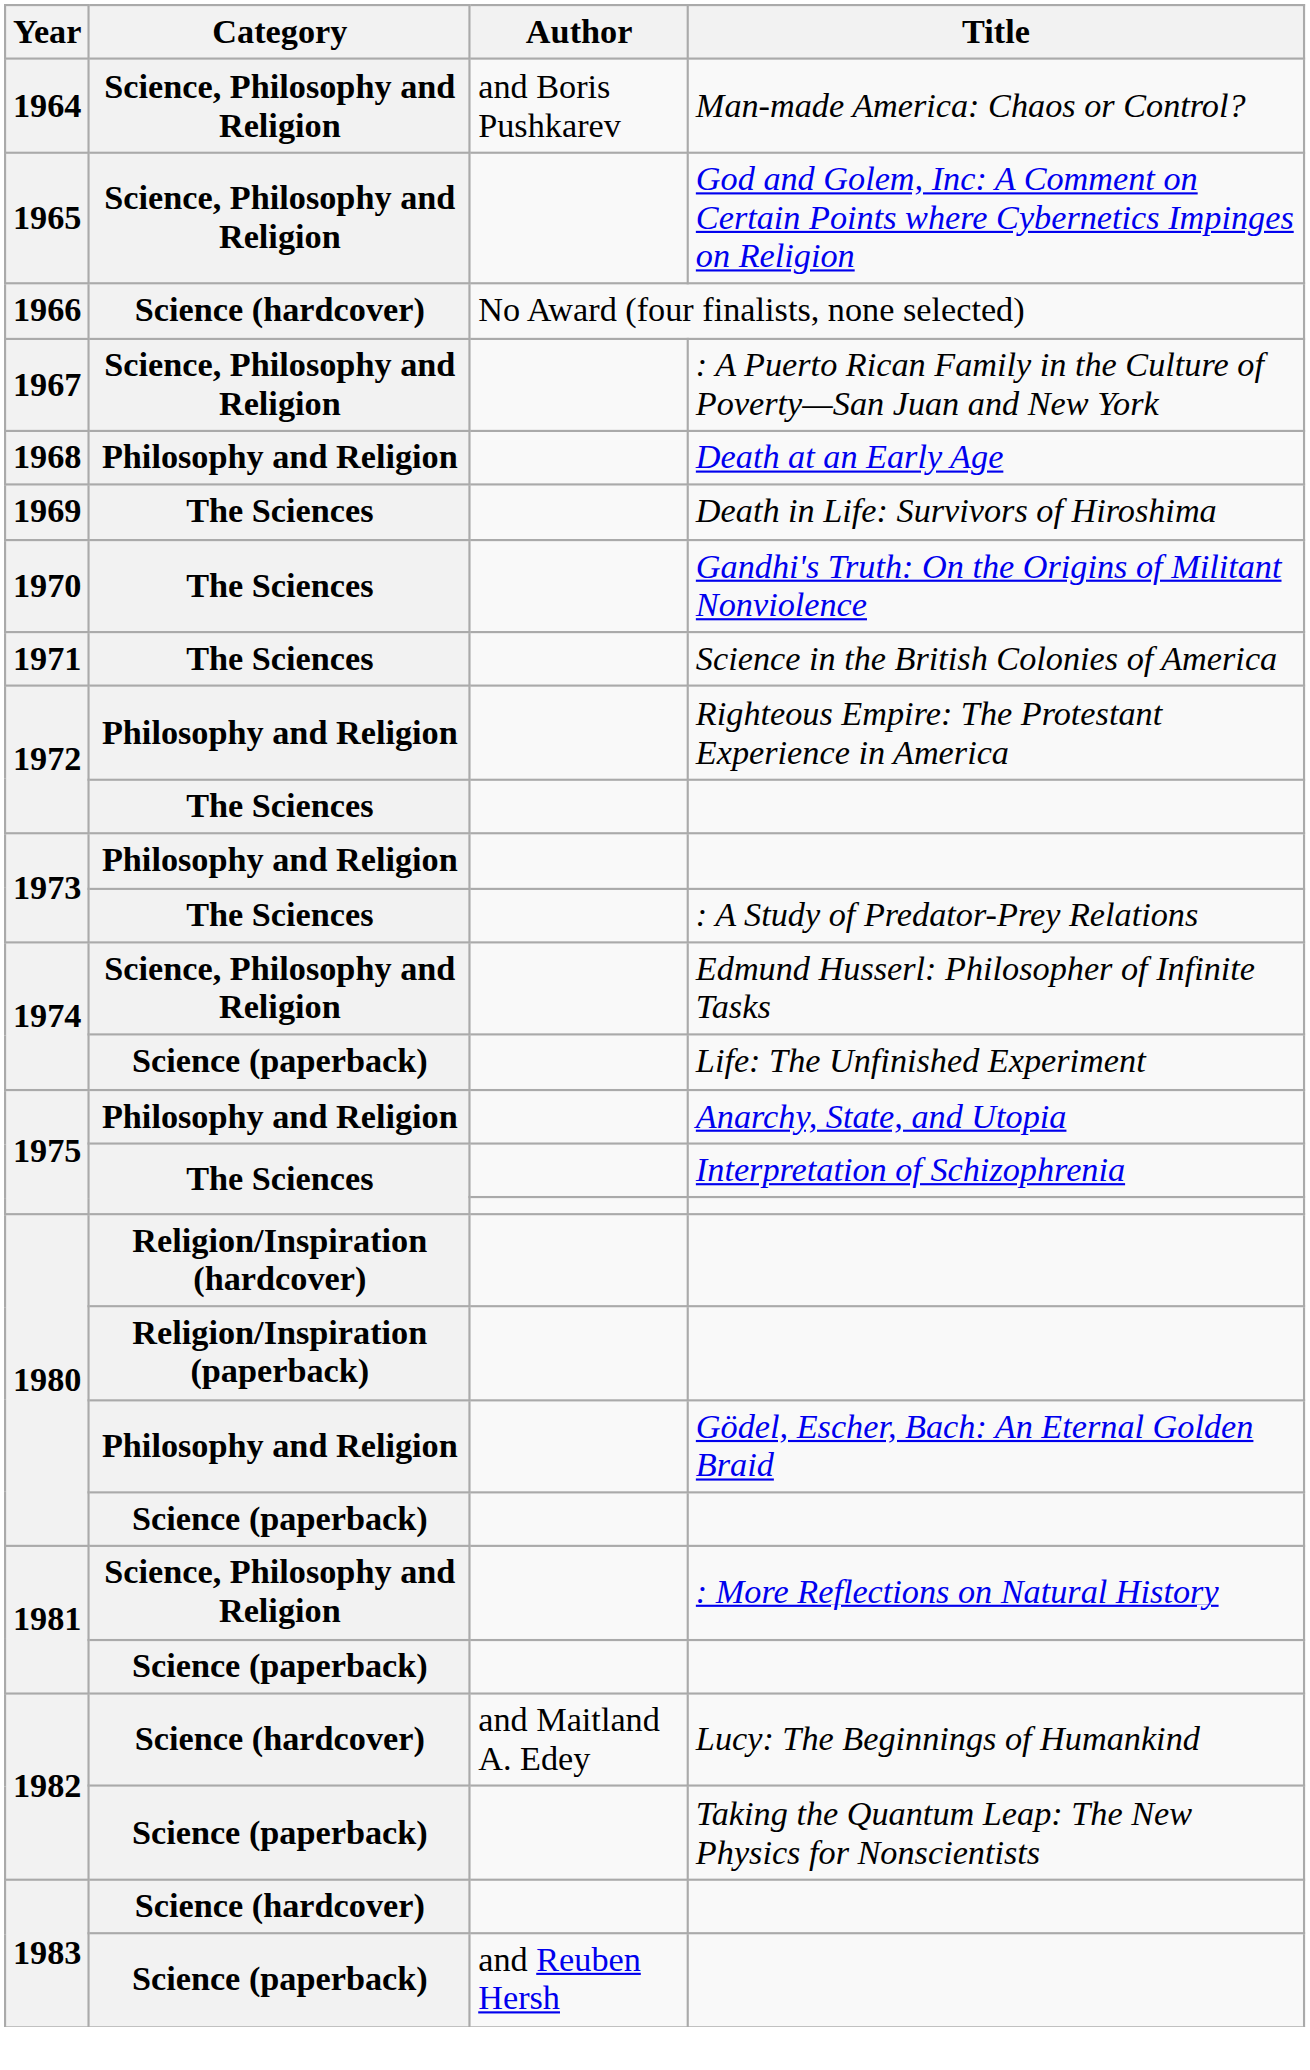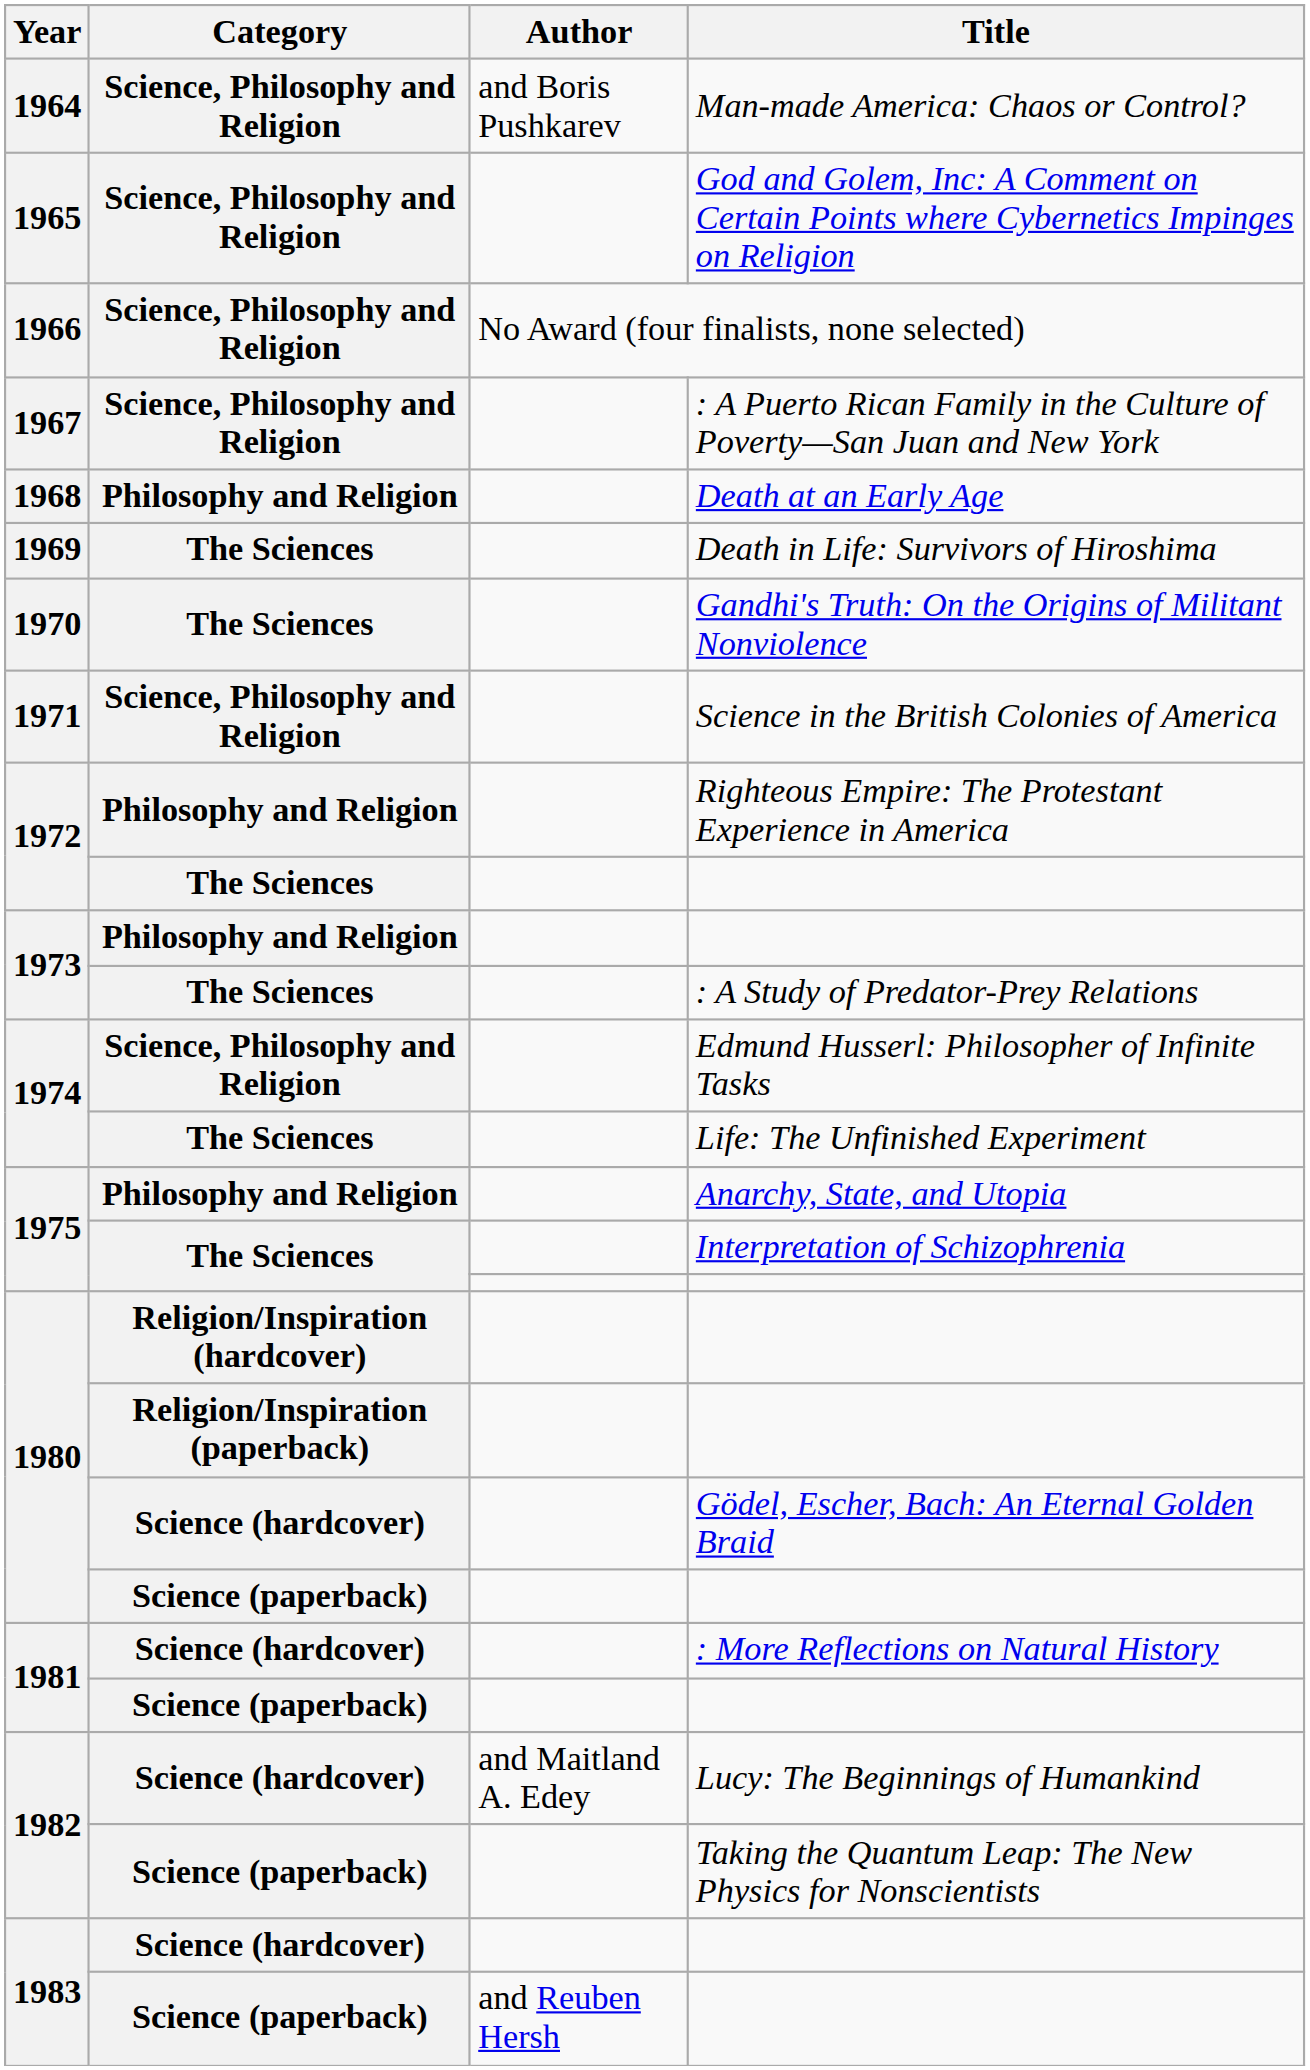(280, 310) Science (hardcover) -> (280, 329) Science, Philosophy and Religion
(280, 658) The Sciences -> (280, 716) Science, Philosophy and Religion
(280, 1061) Science (paperback) -> (280, 1138) The Sciences
(280, 1445) Philosophy and Religion -> (280, 1522) Science (hardcover)
(280, 1592) Science, Philosophy and Religion -> (280, 1650) Science (hardcover)
